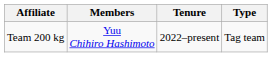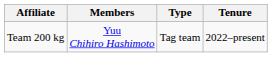columns swapped: (189, 13) <-> (245, 13)
